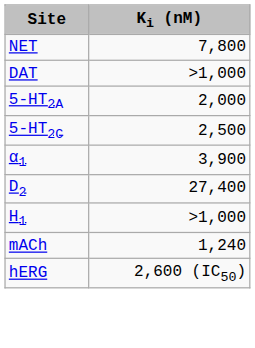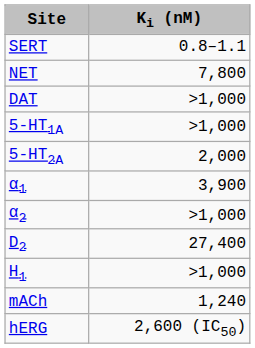+ row: (28, 47)
+ row: (36, 127)
- row: (36, 130)
+ row: (18, 215)
